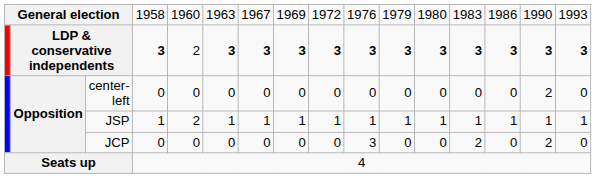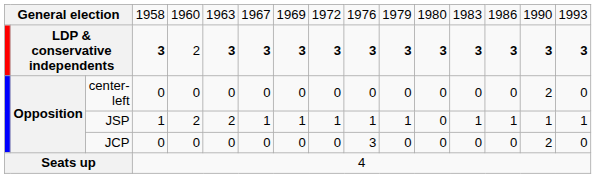(232, 121) 1 -> (232, 121) 2
(443, 121) 1 -> (443, 121) 0
(478, 142) 2 -> (478, 142) 0
